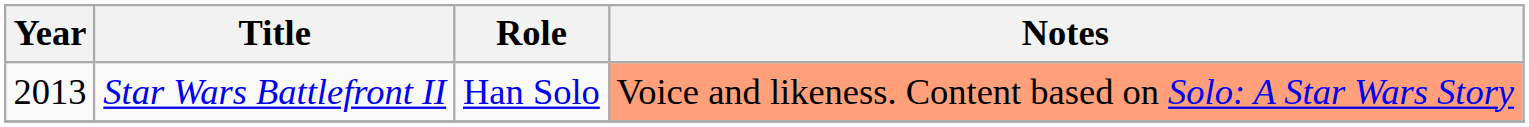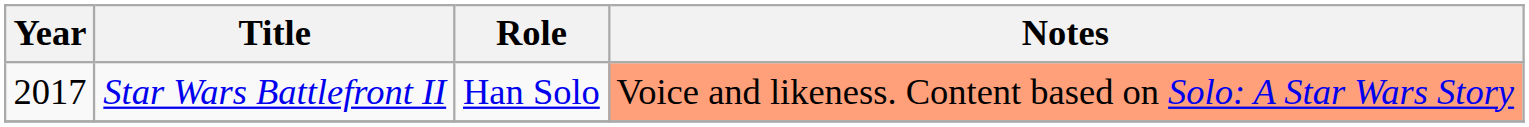(50, 91) 2013 -> (50, 91) 2017
